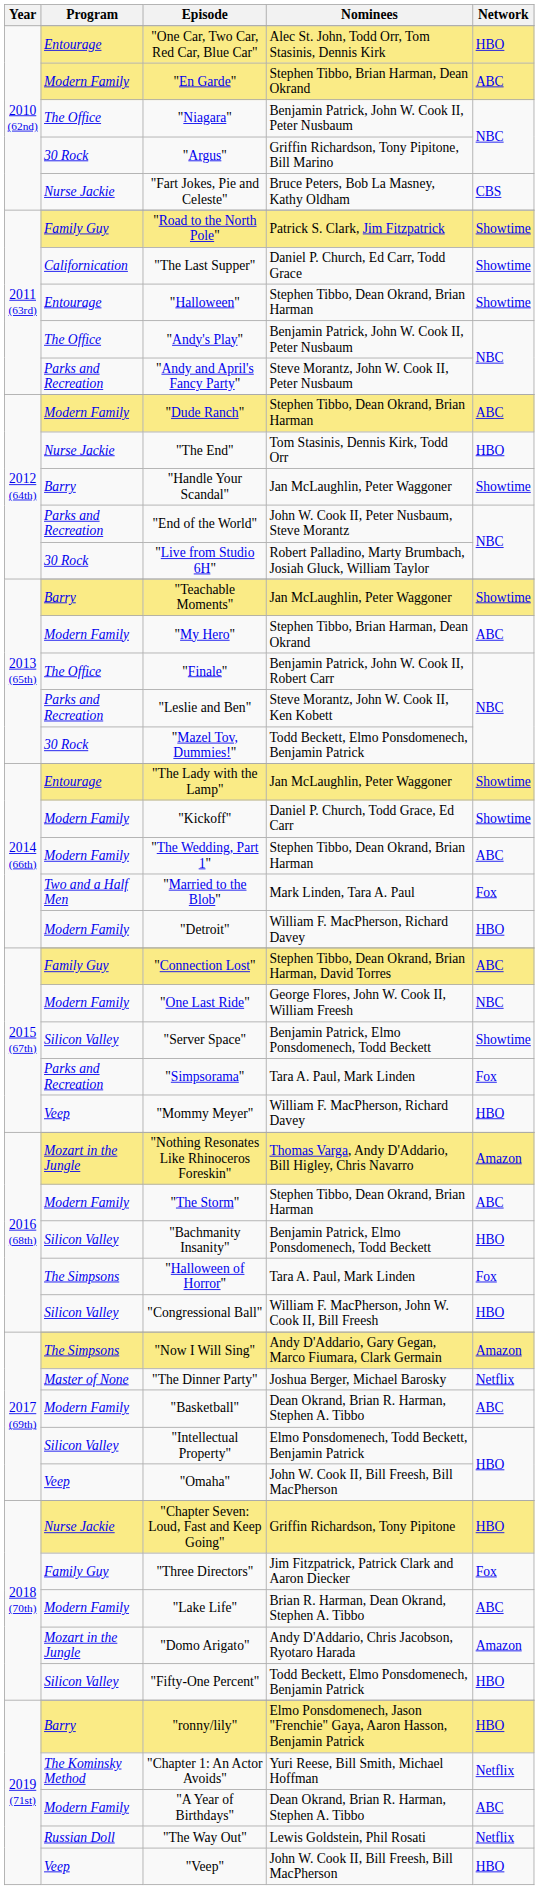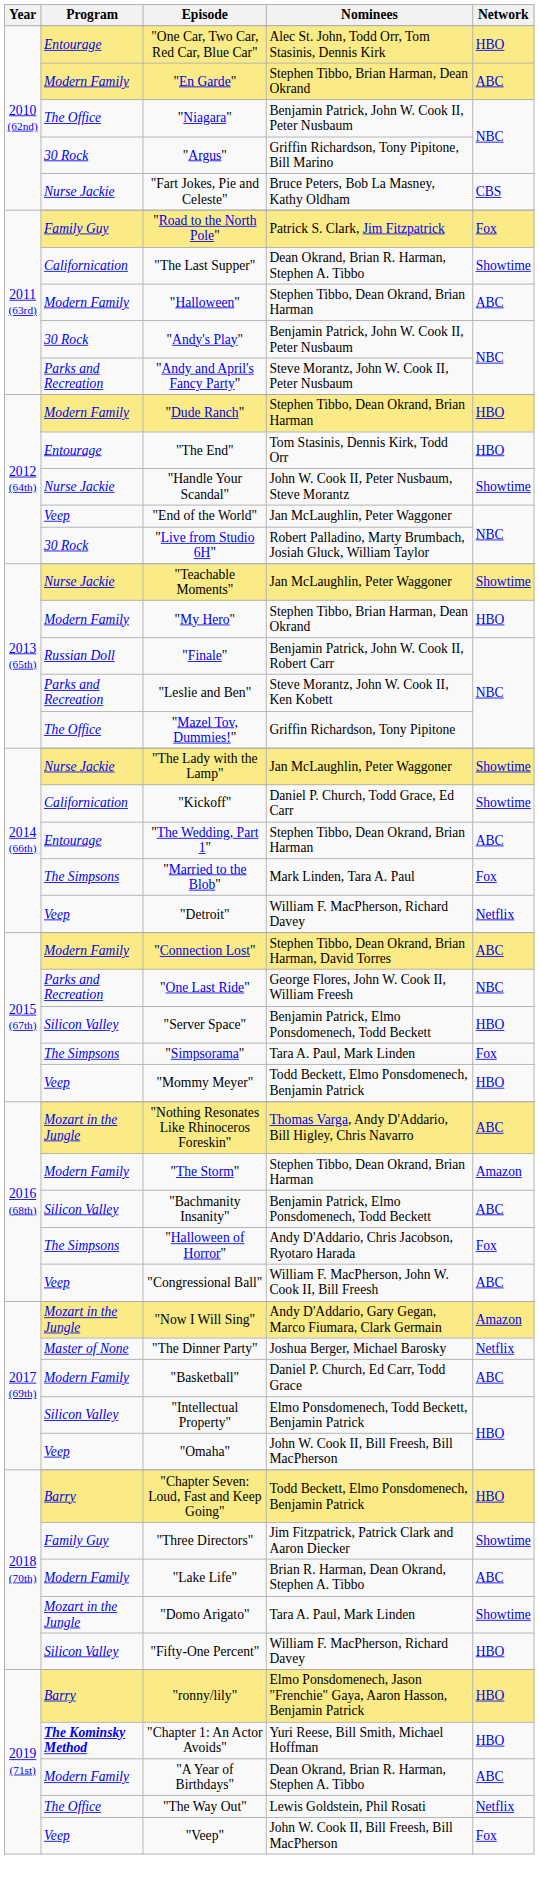(503, 228) Showtime -> (486, 228) Fox
(357, 265) Daniel P. Church, Ed Carr, Todd Grace -> (358, 265) Dean Okrand, Brian R. Harman, Stephen A. Tibbo
(73, 302) Entourage -> (87, 302) Modern Family
(503, 302) Showtime -> (490, 302) ABC
(73, 339) The Office -> (66, 339) 30 Rock
(490, 413) ABC -> (490, 413) HBO
(79, 450) Nurse Jackie -> (73, 450) Entourage
(60, 486) Barry -> (79, 486) Nurse Jackie
(361, 486) Jan McLaughlin, Peter Waggoner -> (361, 486) John W. Cook II, Peter Nusbaum, Steve Morantz
(74, 523) Parks and Recreation -> (57, 516) Veep
(361, 523) John W. Cook II, Peter Nusbaum, Steve Morantz -> (361, 516) Jan McLaughlin, Peter Waggoner
(60, 597) Barry -> (79, 582) Nurse Jackie
(490, 634) ABC -> (490, 619) HBO
(73, 671) The Office -> (79, 655) Russian Doll
(66, 745) 30 Rock -> (73, 729) The Office
(369, 745) Todd Beckett, Elmo Ponsdomenech, Benjamin Patrick -> (362, 729) Griffin Richardson, Tony Pipitone
(73, 781) Entourage -> (79, 766) Nurse Jackie
(87, 818) Modern Family -> (86, 803) Californication
(87, 855) Modern Family -> (73, 840) Entourage
(86, 892) Two and a Half Men -> (82, 877) The Simpsons
(87, 929) Modern Family -> (57, 914) Veep
(490, 929) HBO -> (495, 914) Netflix
(76, 966) Family Guy -> (87, 950) Modern Family
(87, 1003) Modern Family -> (74, 987) Parks and Recreation
(503, 1039) Showtime -> (490, 1024) HBO
(74, 1076) Parks and Recreation -> (82, 1053) The Simpsons
(359, 1113) William F. MacPherson, Richard Davey -> (369, 1083) Todd Beckett, Elmo Ponsdomenech, Benjamin Patrick
(499, 1158) Amazon -> (490, 1127) ABC
(490, 1202) ABC -> (499, 1172) Amazon
(490, 1239) HBO -> (490, 1209) ABC
(342, 1276) Tara A. Paul, Mark Linden -> (361, 1245) Andy D'Addario, Chris Jacobson, Ryotaro Harada
(81, 1313) Silicon Valley -> (57, 1282) Veep
(490, 1313) HBO -> (490, 1282) ABC
(82, 1350) The Simpsons -> (81, 1319) Mozart in the Jungle
(358, 1408) Dean Okrand, Brian R. Harman, Stephen A. Tibbo -> (357, 1378) Daniel P. Church, Ed Carr, Todd Grace
(79, 1526) Nurse Jackie -> (60, 1496) Barry
(362, 1526) Griffin Richardson, Tony Pipitone -> (369, 1496) Todd Beckett, Elmo Ponsdomenech, Benjamin Patrick
(486, 1571) Fox -> (503, 1540) Showtime
(361, 1645) Andy D'Addario, Chris Jacobson, Ryotaro Harada -> (342, 1614) Tara A. Paul, Mark Linden
(499, 1645) Amazon -> (503, 1614) Showtime
(369, 1682) Todd Beckett, Elmo Ponsdomenech, Benjamin Patrick -> (359, 1651) William F. MacPherson, Richard Davey
(83, 1771) normal -> (85, 1740) bold
(495, 1771) Netflix -> (490, 1740) HBO
(79, 1837) Russian Doll -> (73, 1806) The Office
(490, 1866) HBO -> (486, 1835) Fox
